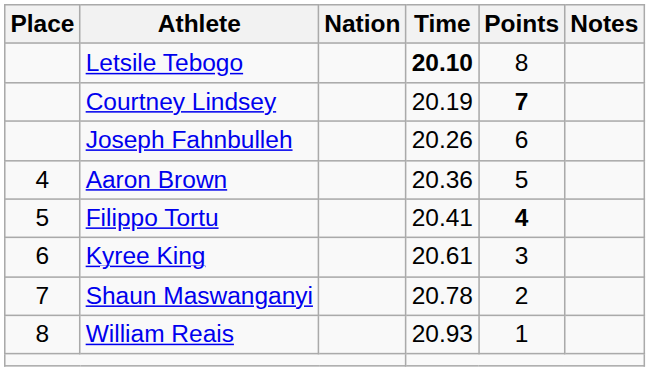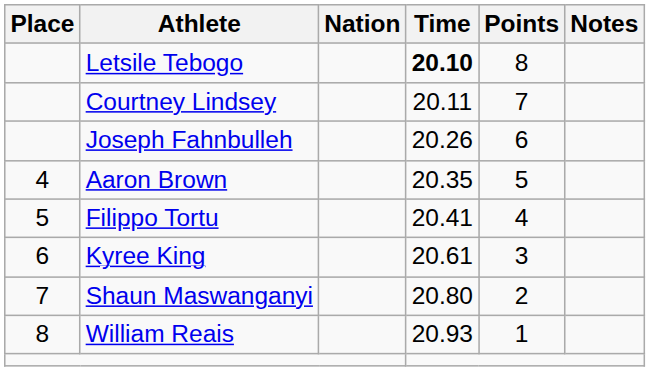(442, 101) 20.19 -> (442, 101) 20.11
(522, 101) bold -> (522, 101) normal
(442, 179) 20.36 -> (442, 179) 20.35
(522, 218) bold -> (522, 218) normal
(442, 295) 20.78 -> (442, 295) 20.80
